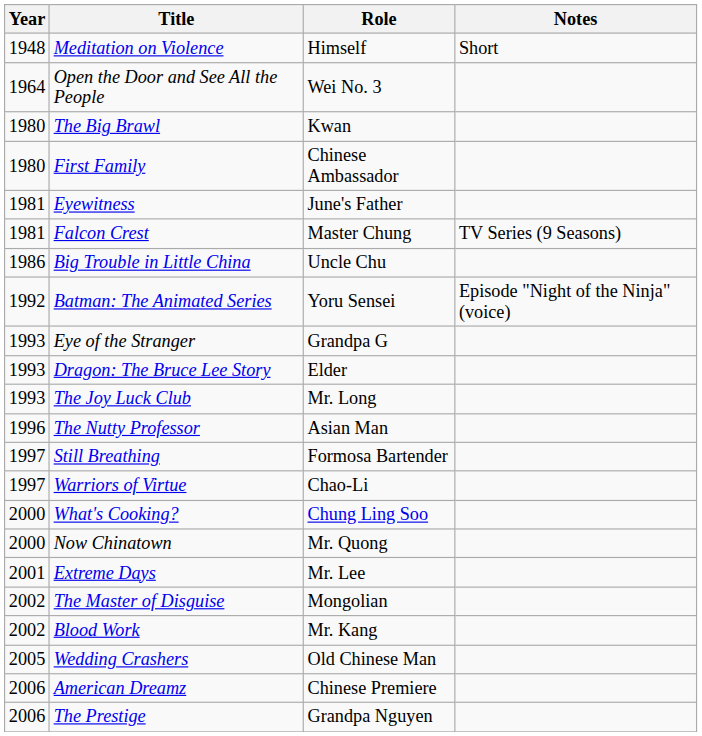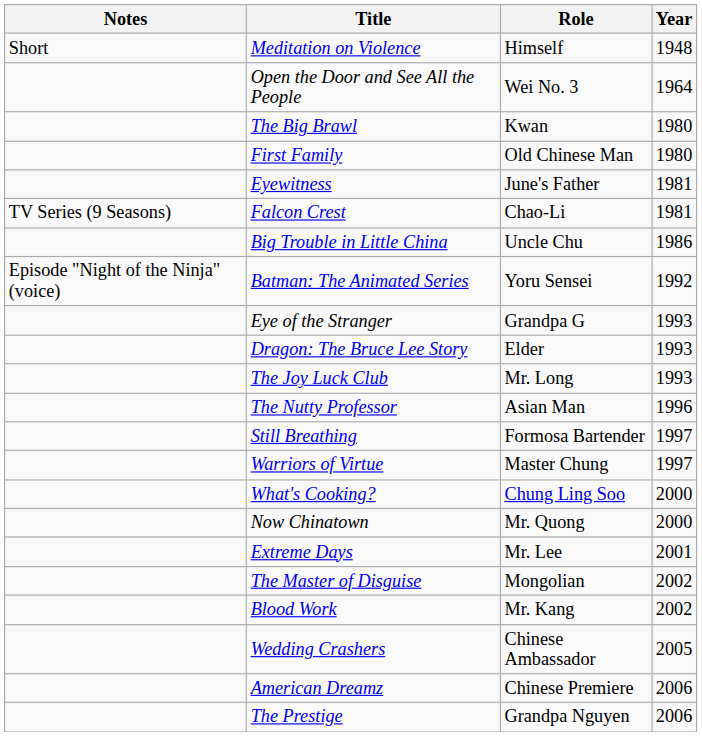columns swapped: (27, 18) <-> (576, 18)
(353, 165) Chinese Ambassador -> (569, 155) Old Chinese Man
(359, 233) Master Chung -> (535, 213) Chao-Li
(338, 485) Chao-Li -> (556, 464) Master Chung
(372, 659) Old Chinese Man -> (550, 648) Chinese Ambassador
